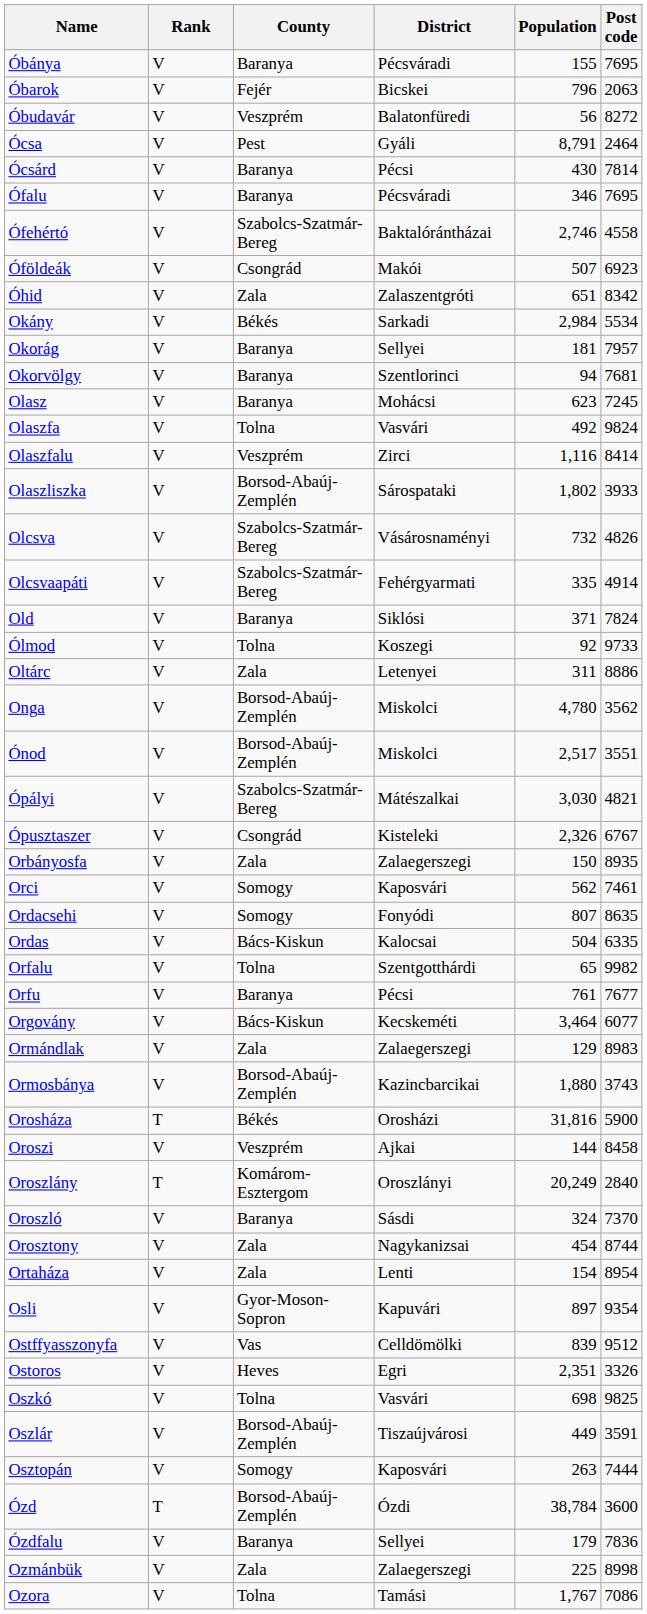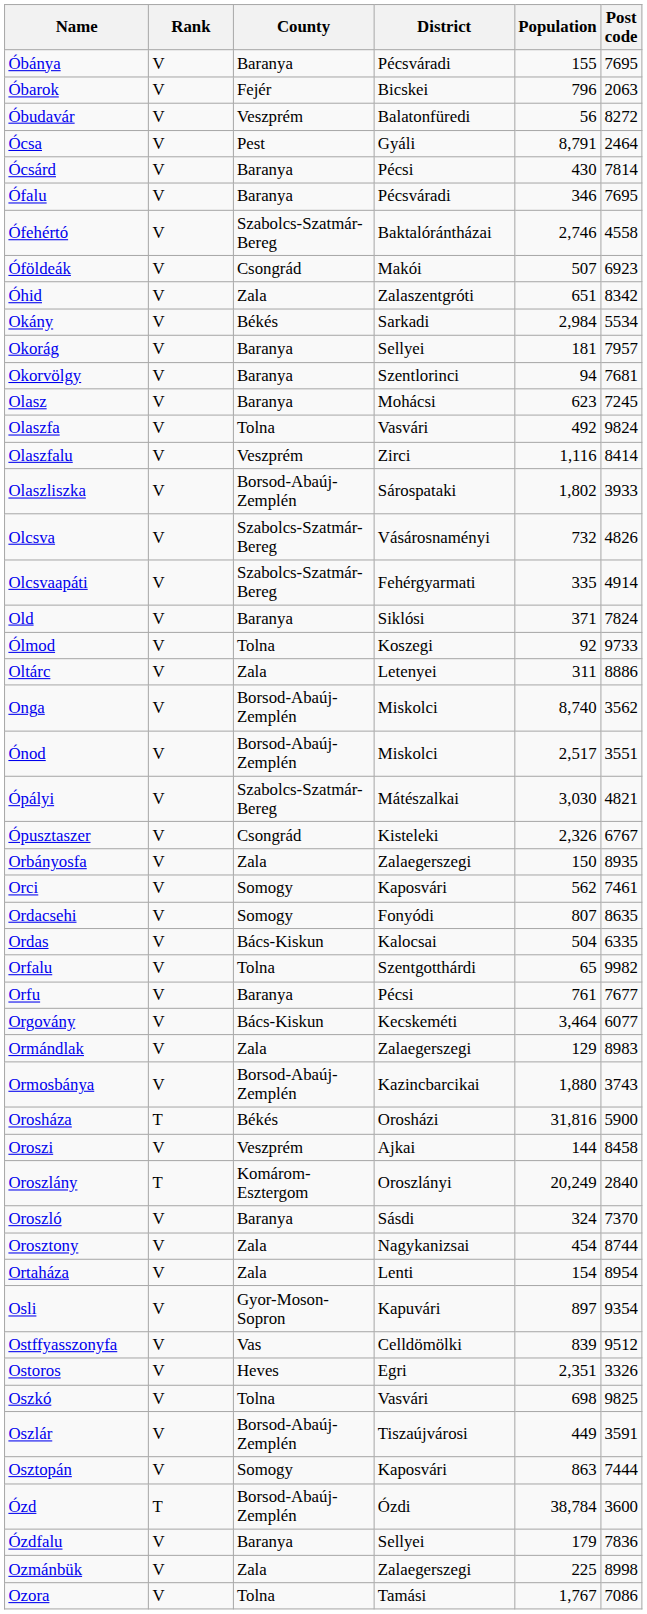(578, 707) 4,780 -> (578, 707) 8,740
(584, 1470) 263 -> (584, 1470) 863
